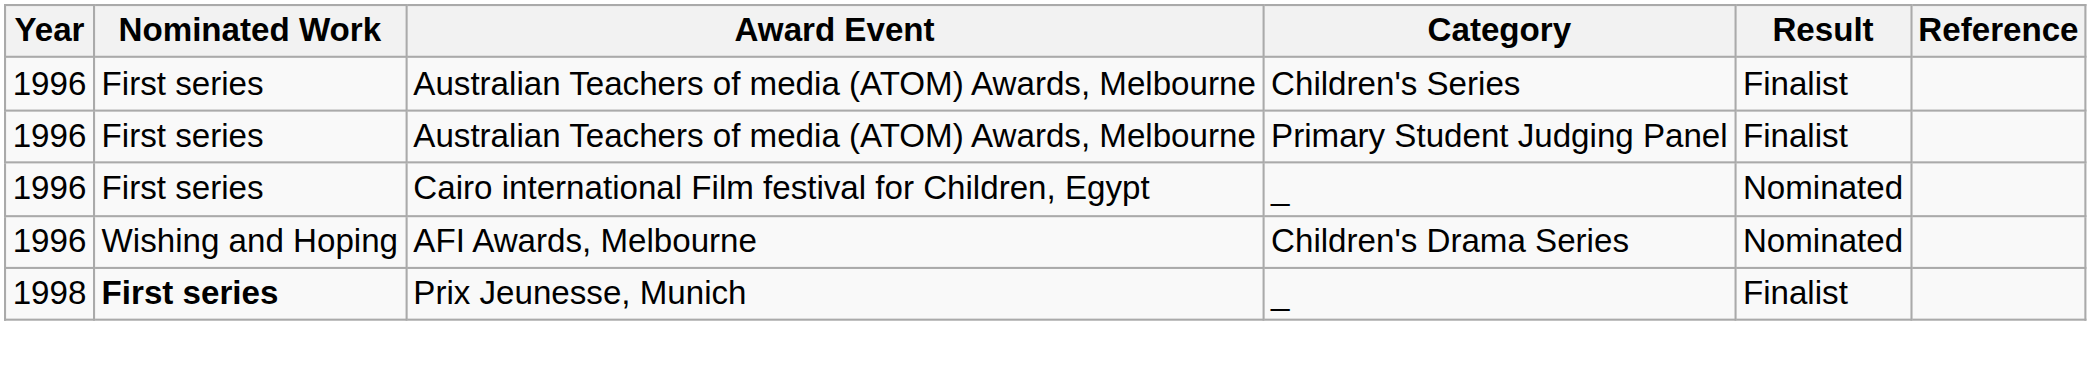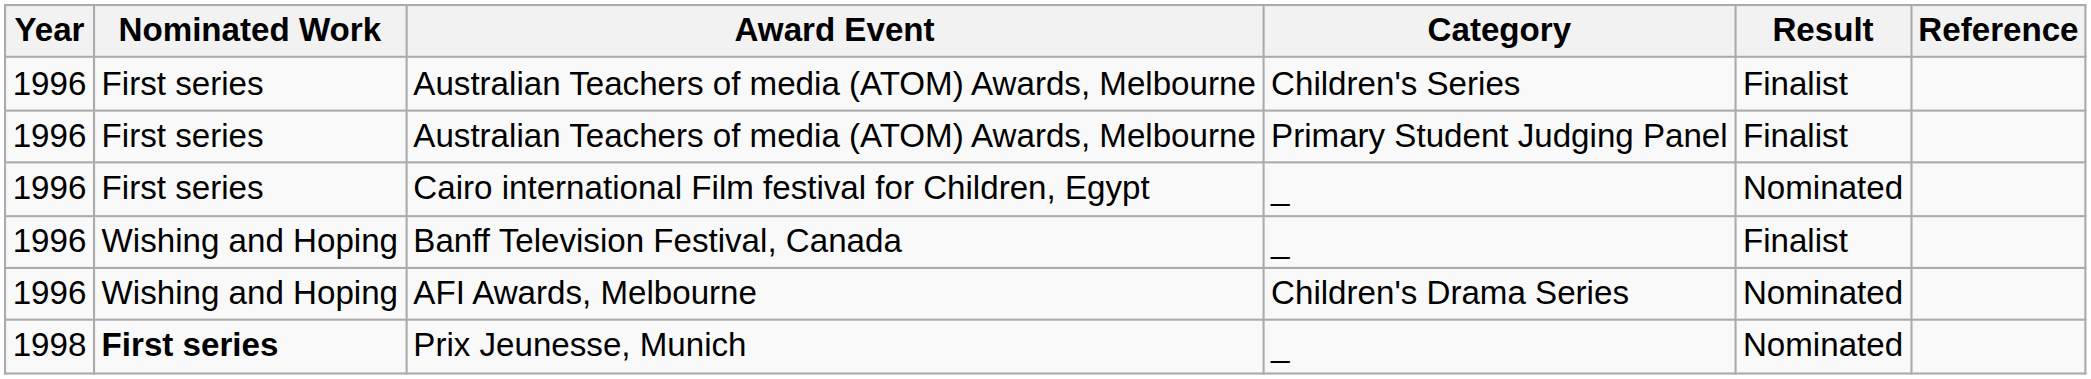+ row: (658, 240)
(1795, 293) Finalist -> (1823, 345) Nominated
